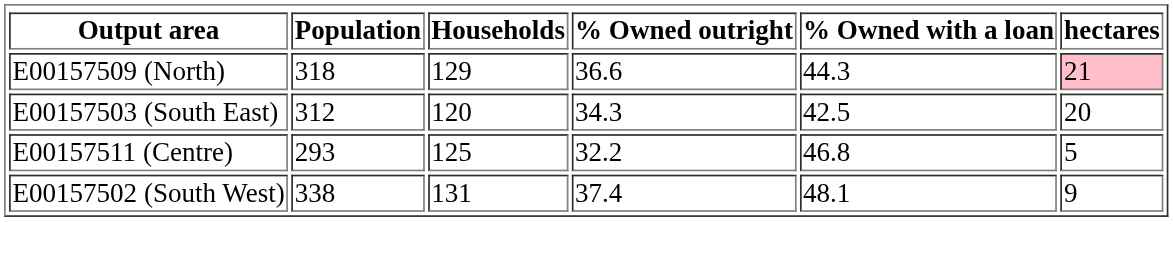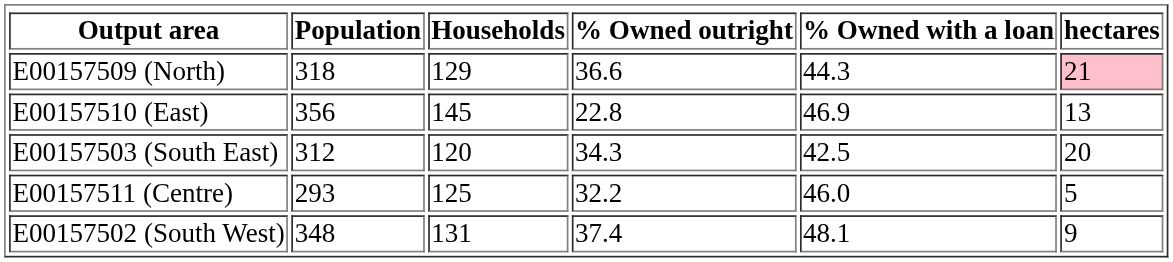+ row: (110, 111)
(827, 152) 46.8 -> (827, 192) 46.0
(315, 192) 338 -> (315, 233) 348
